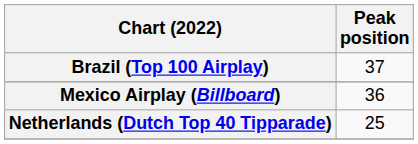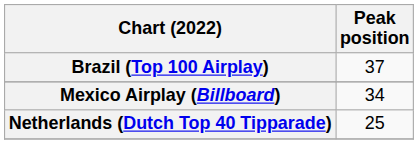(375, 95) 36 -> (375, 95) 34
